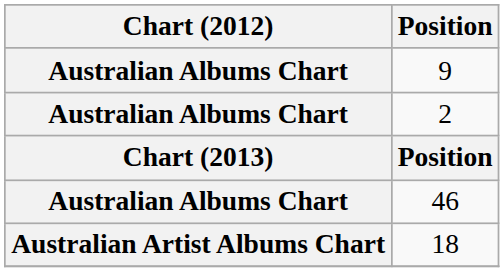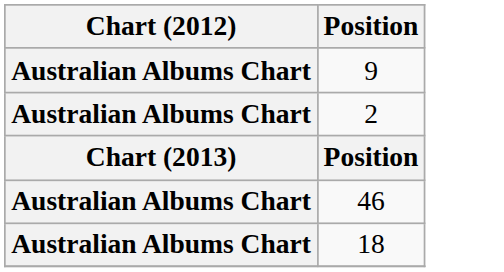(198, 244) Australian Artist Albums Chart -> (161, 244) Australian Albums Chart
